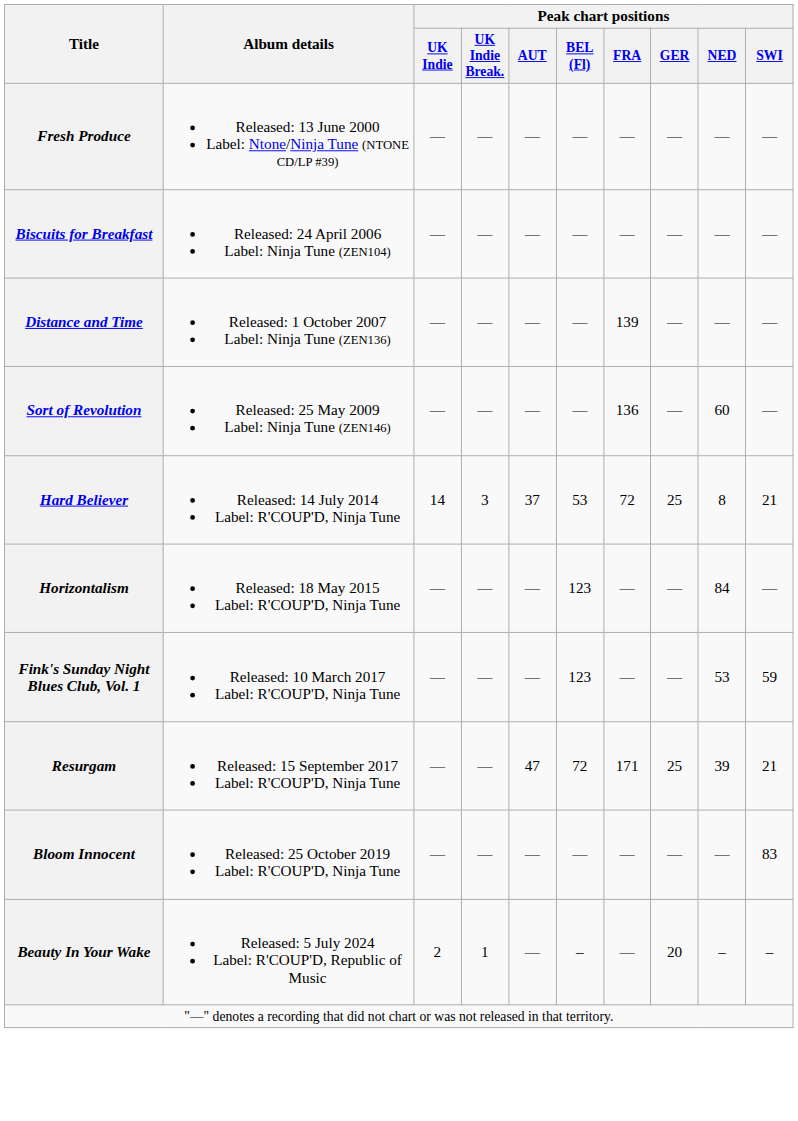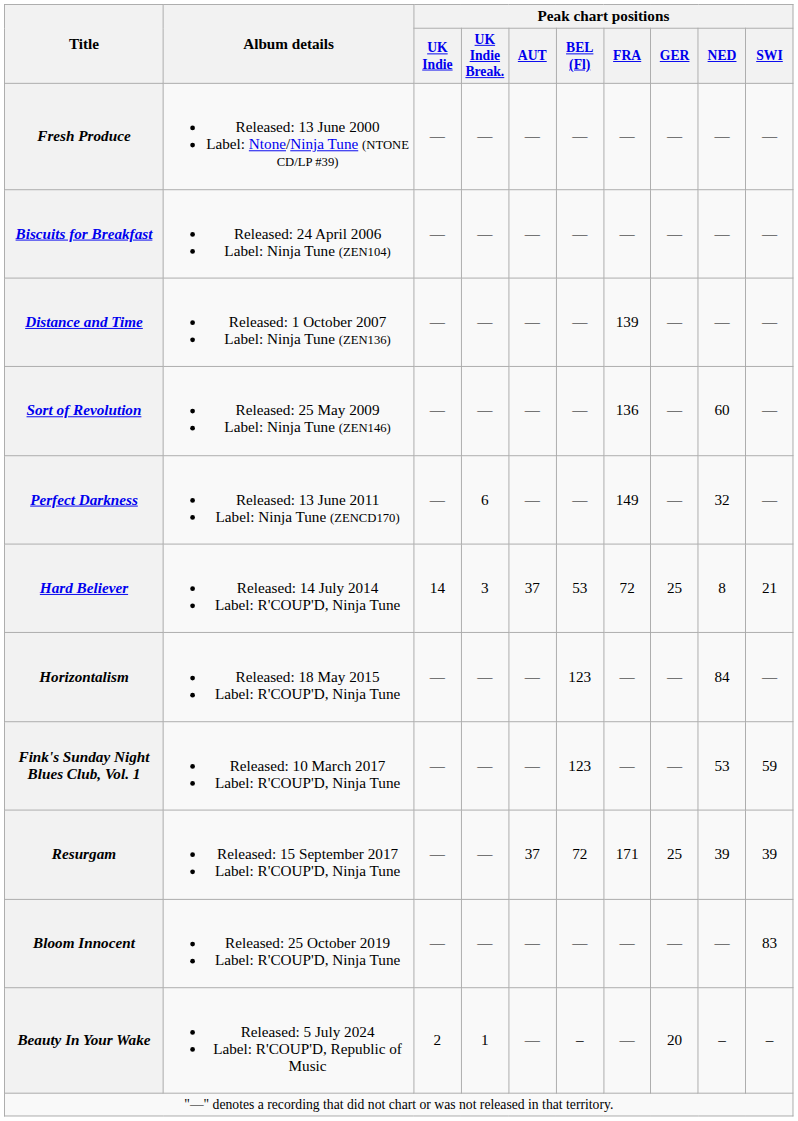+ row: (84, 499)
(532, 765) 47 -> (532, 854) 37
(769, 765) 21 -> (769, 854) 39
